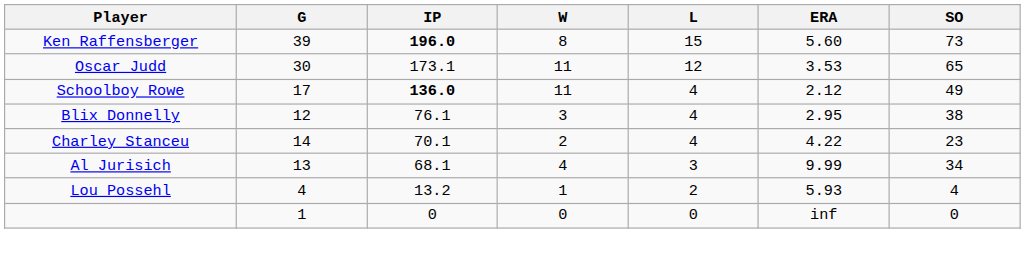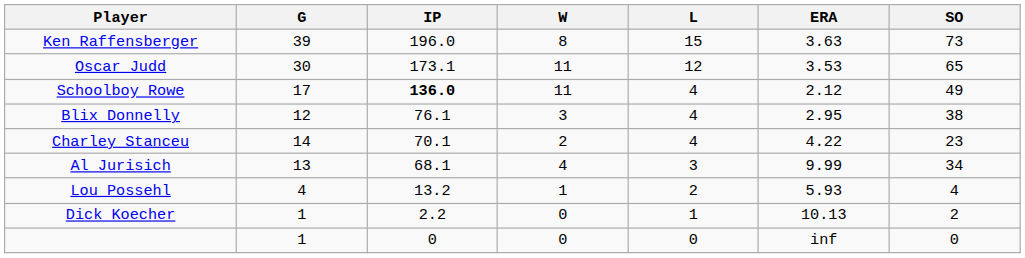(432, 42) bold -> (432, 42) normal
(824, 42) 5.60 -> (824, 42) 3.63
+ row: (121, 215)
